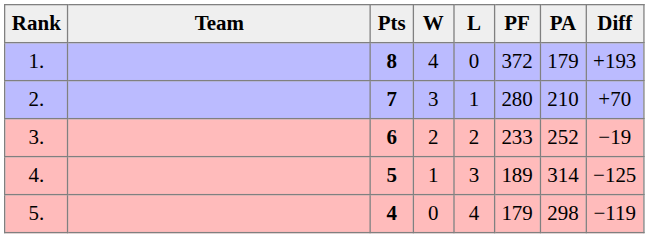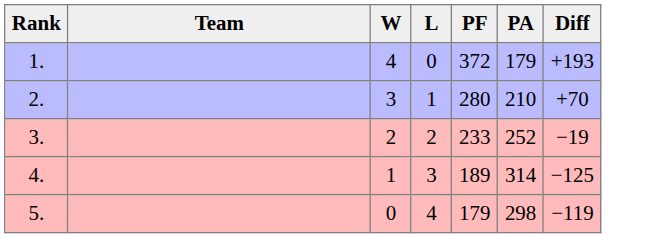- column: (392, 23)
